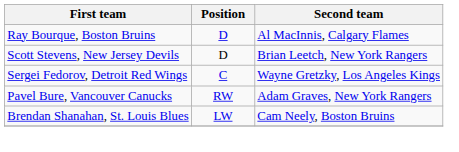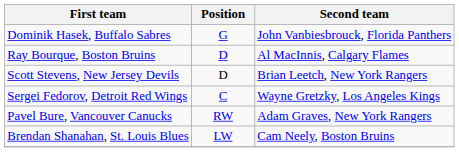+ row: (89, 34)
